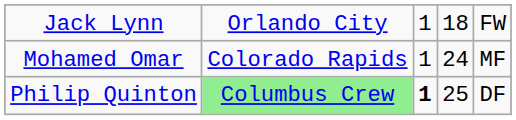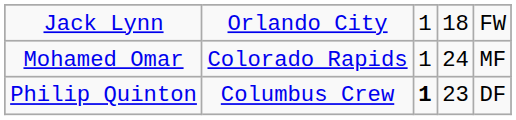(308, 95) lightgreen background -> (308, 95) no background
(455, 95) 25 -> (455, 95) 23
